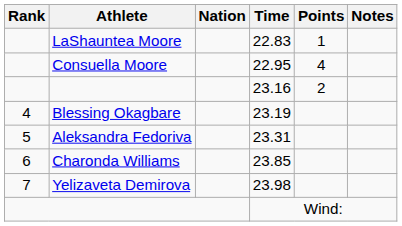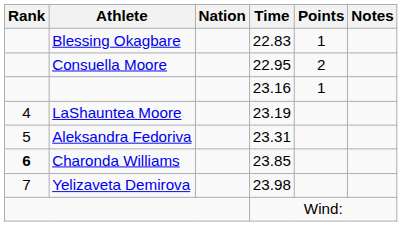(117, 40) LaShauntea Moore -> (116, 40) Blessing Okagbare
(321, 64) 4 -> (321, 64) 2
(321, 88) 2 -> (321, 88) 1
(116, 112) Blessing Okagbare -> (117, 112) LaShauntea Moore
(27, 161) normal -> (27, 161) bold
